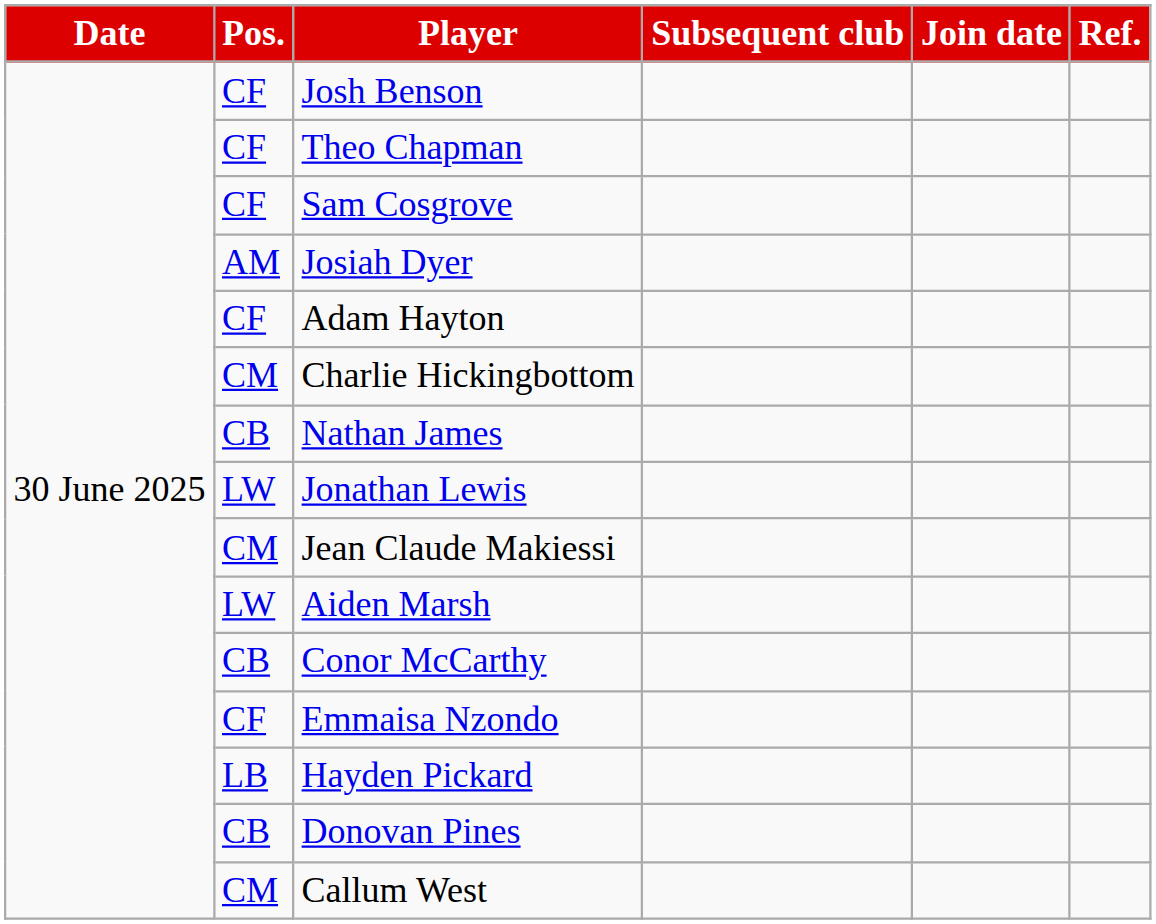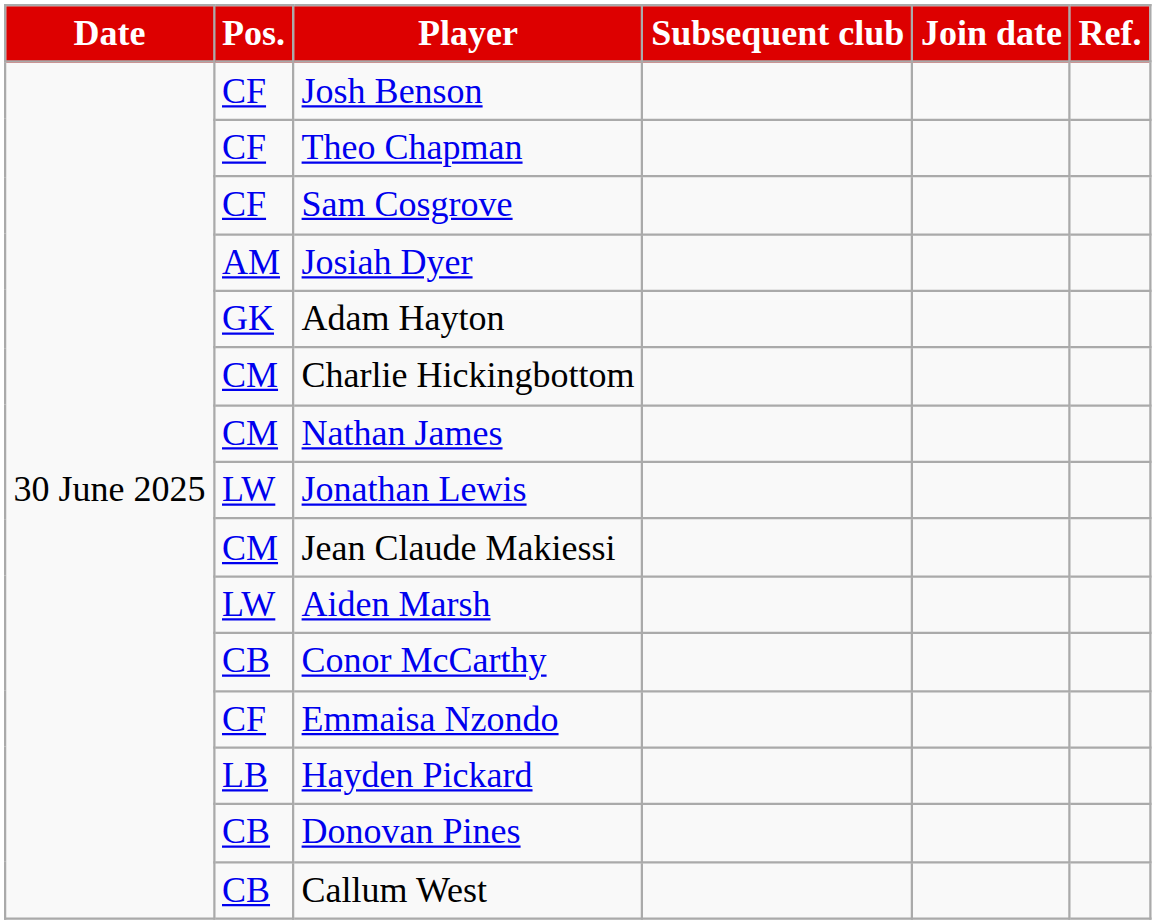(244, 318) CF -> (248, 318) GK
(246, 432) CB -> (250, 432) CM
(250, 889) CM -> (246, 889) CB
